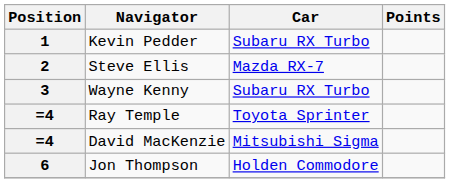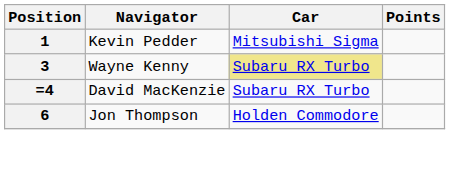(301, 42) Subaru RX Turbo -> (306, 42) Mitsubishi Sigma
- row: (139, 67)
(301, 91) no background -> (301, 67) khaki background
- row: (134, 116)
(306, 141) Mitsubishi Sigma -> (301, 91) Subaru RX Turbo
